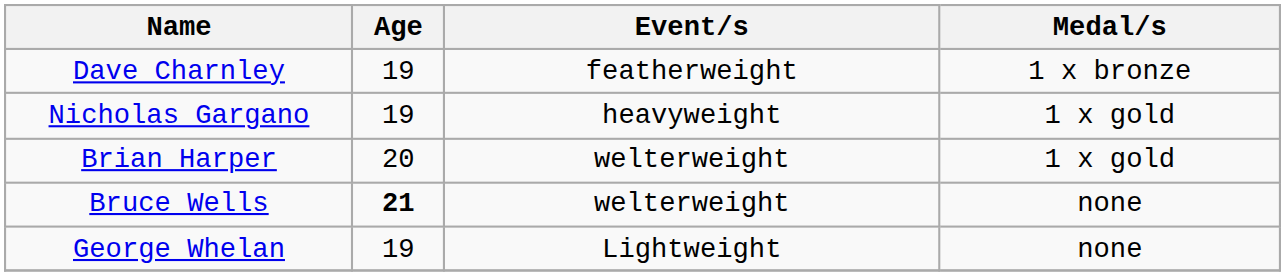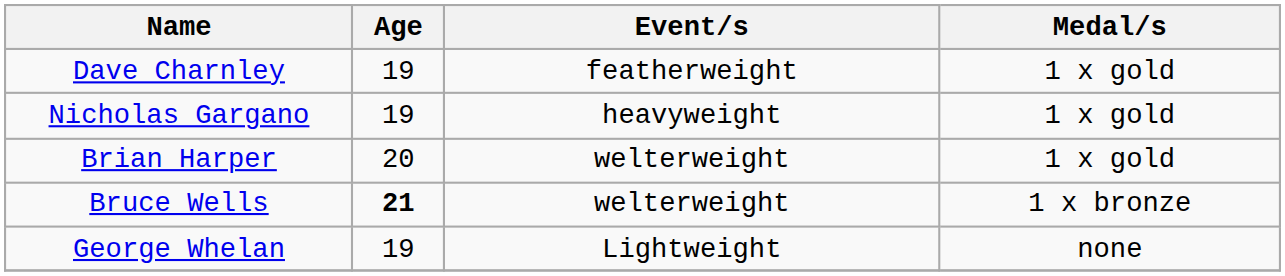(1110, 71) 1 x bronze -> (1110, 71) 1 x gold
(1110, 204) none -> (1110, 204) 1 x bronze
